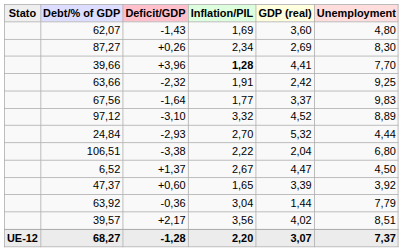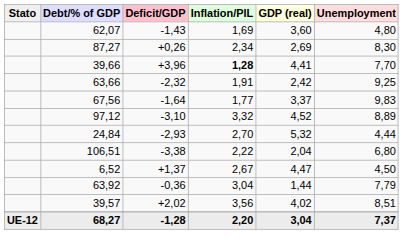- row: (107, 186)
(172, 221) +2,17 -> (172, 204) +2,02
(301, 238) 3,07 -> (301, 221) 3,04
